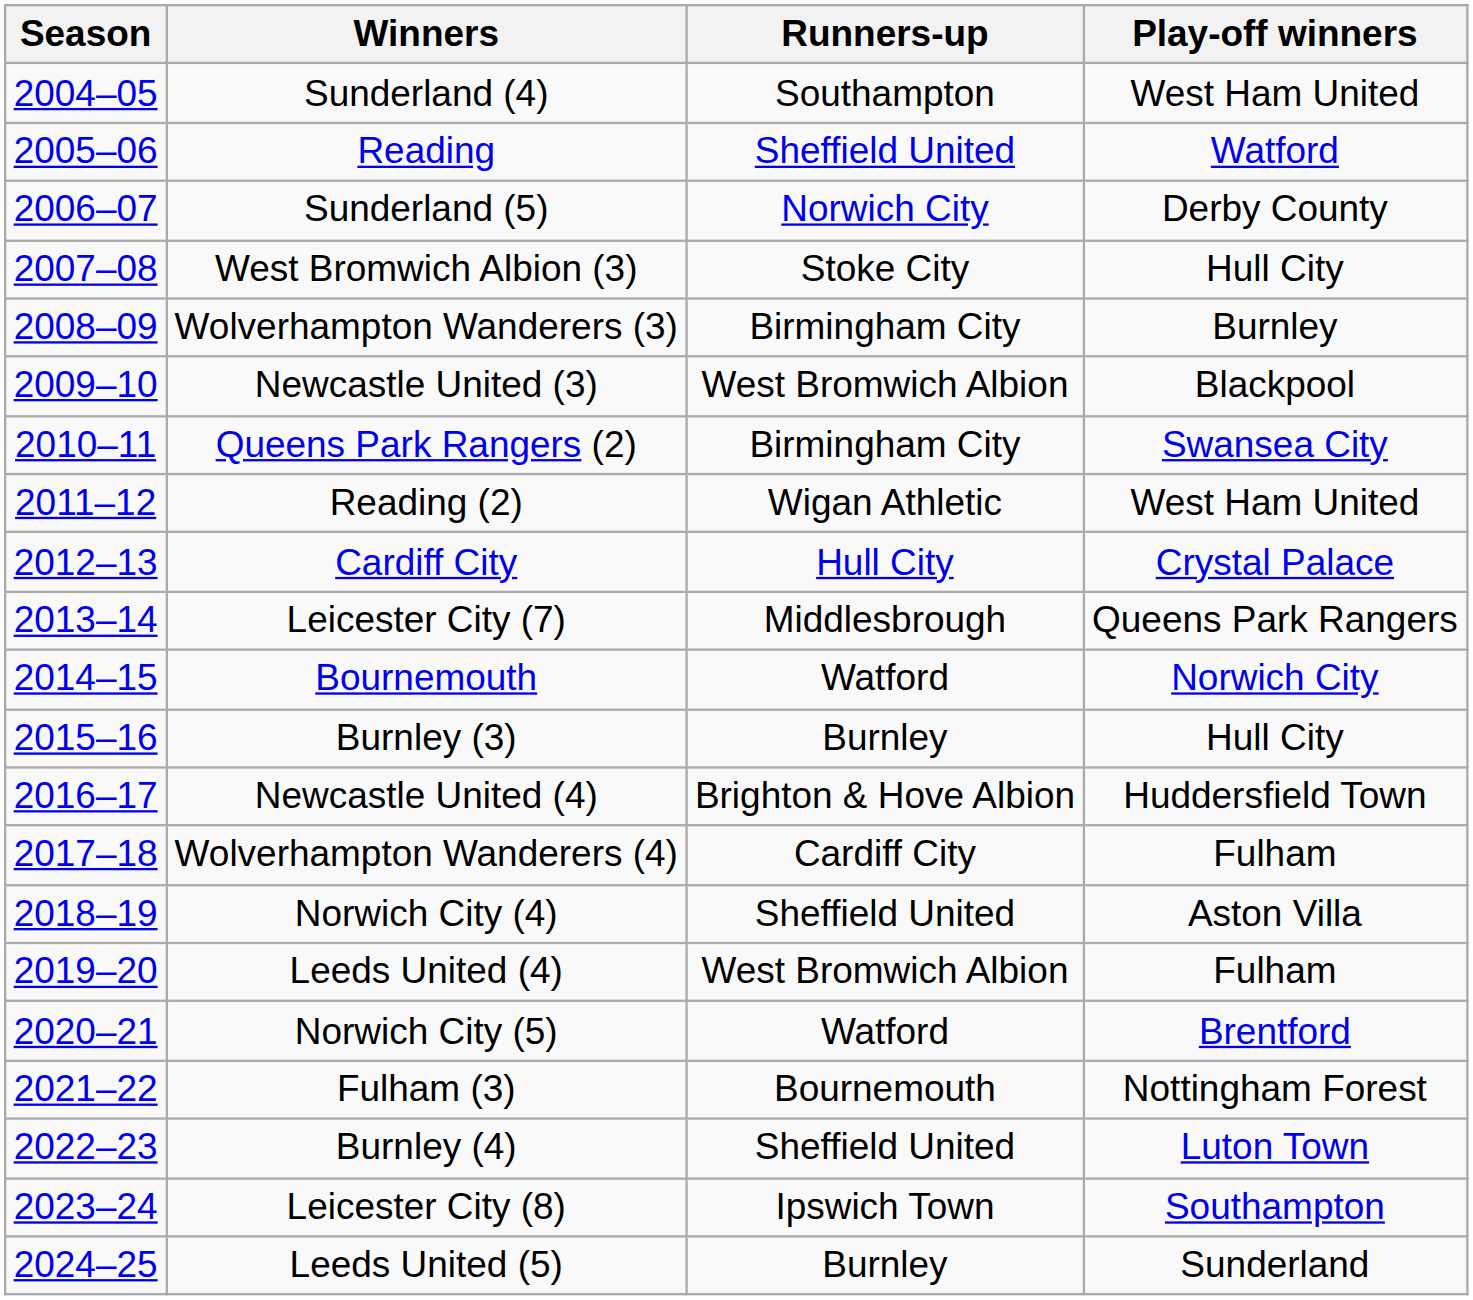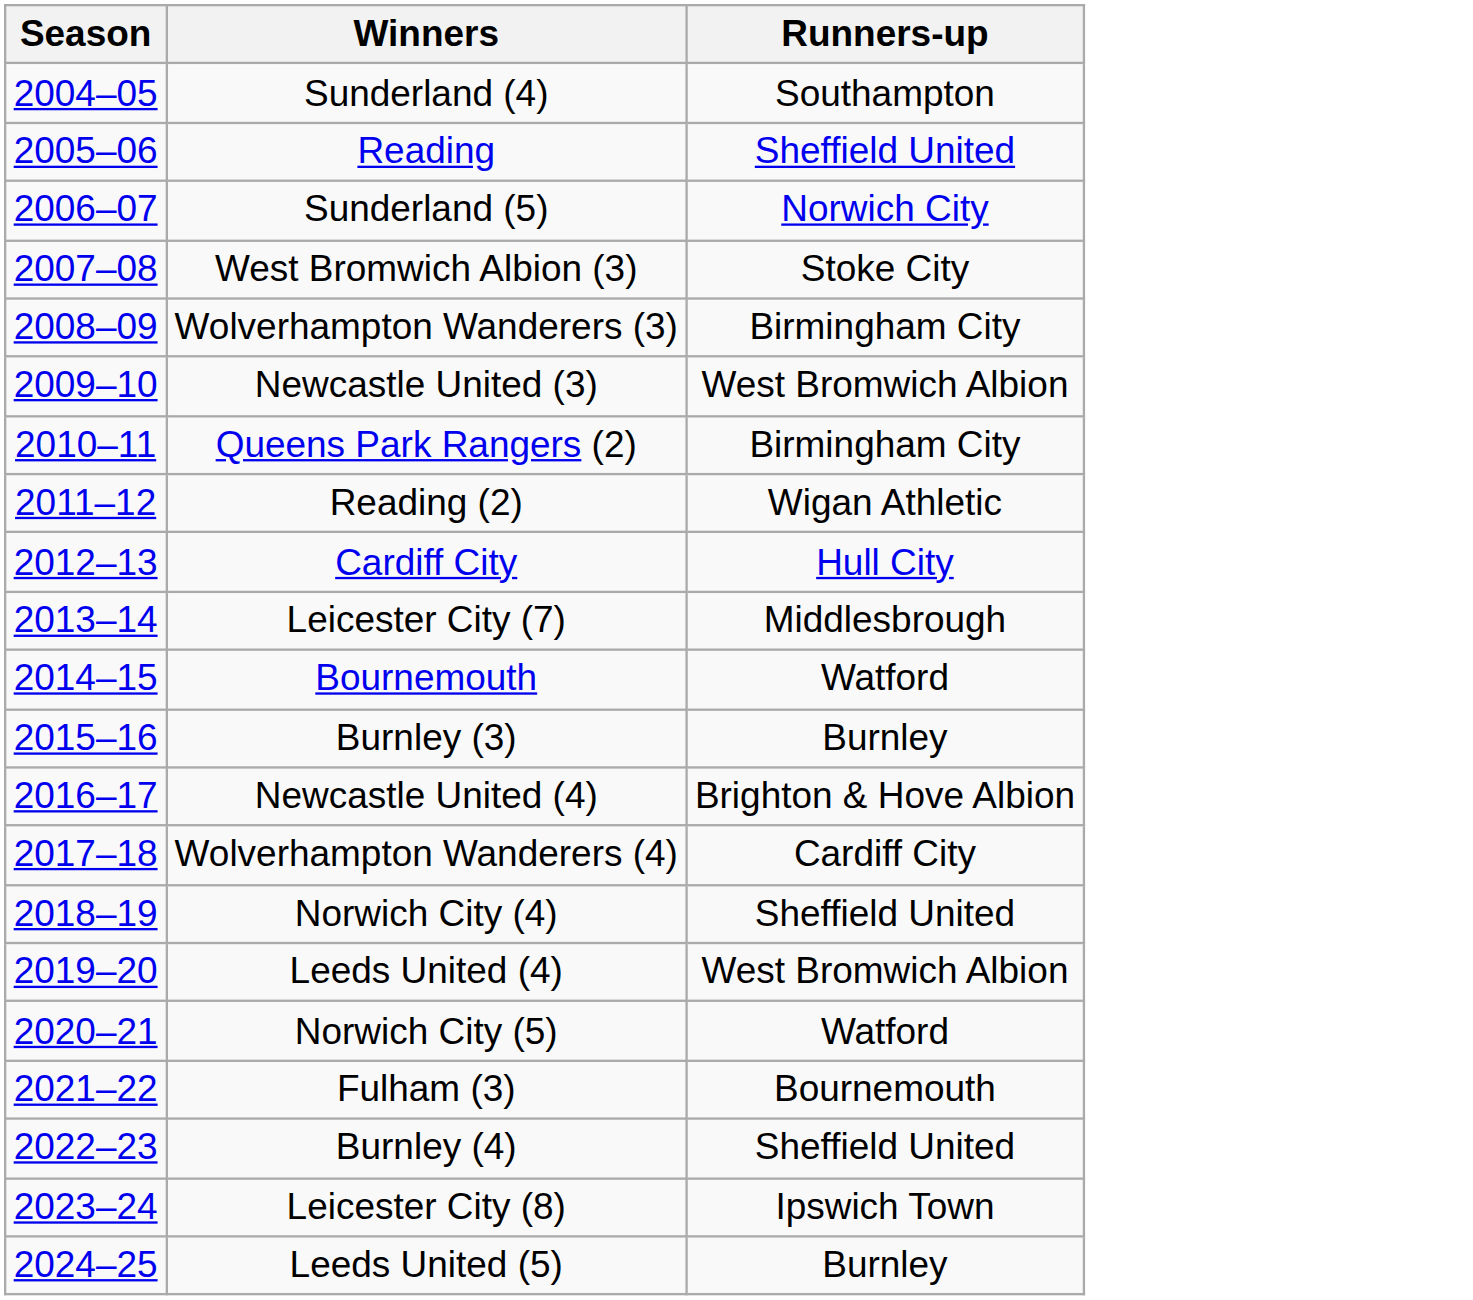- column: (1275, 33)
